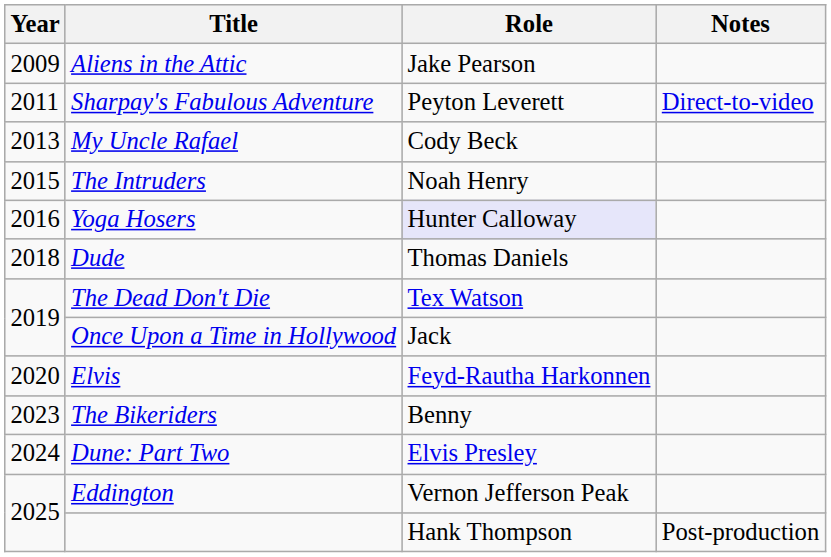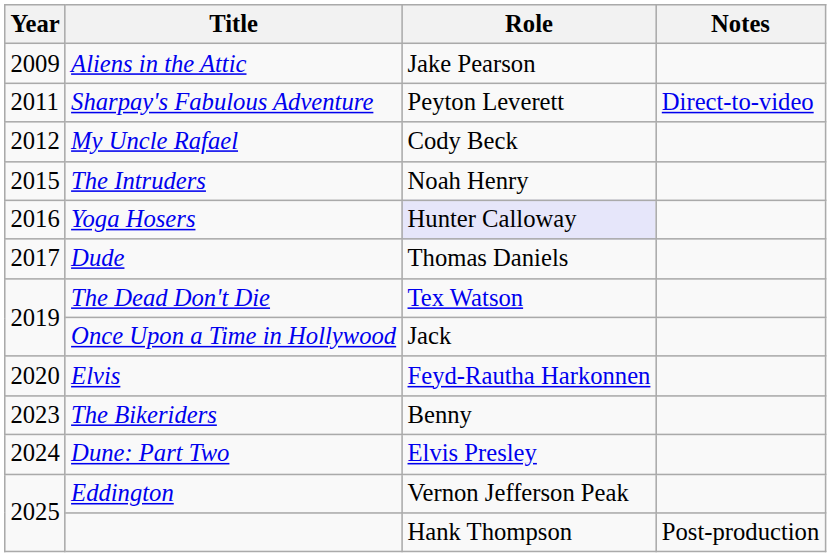(35, 141) 2013 -> (35, 141) 2012
(35, 258) 2018 -> (35, 258) 2017
